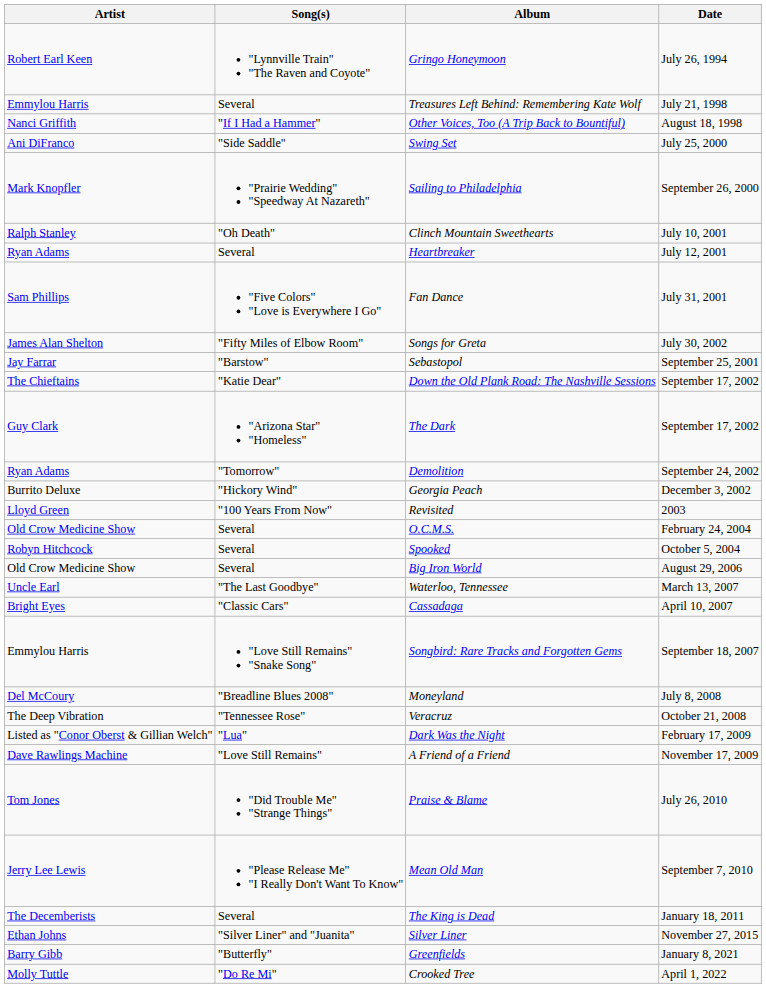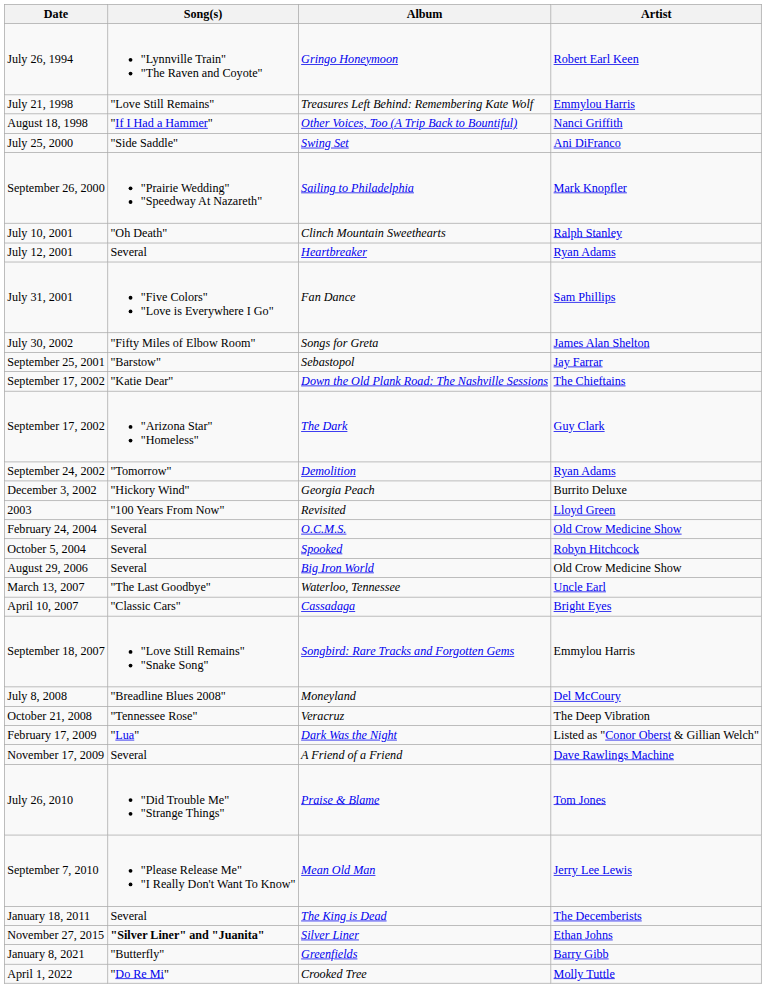columns swapped: (710, 14) <-> (110, 14)
(236, 104) Several -> (162, 104) "Love Still Remains"
(270, 754) "Love Still Remains" -> (129, 754) Several
(286, 935) normal -> (187, 935) bold
